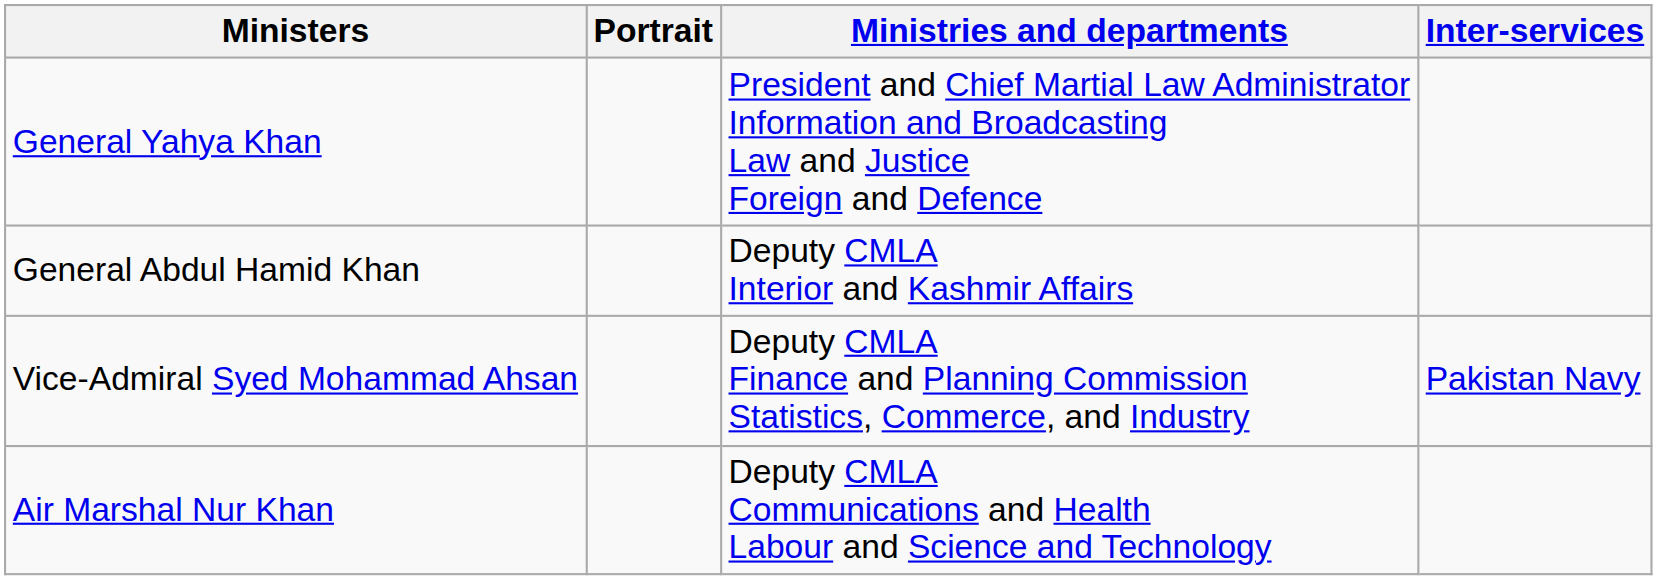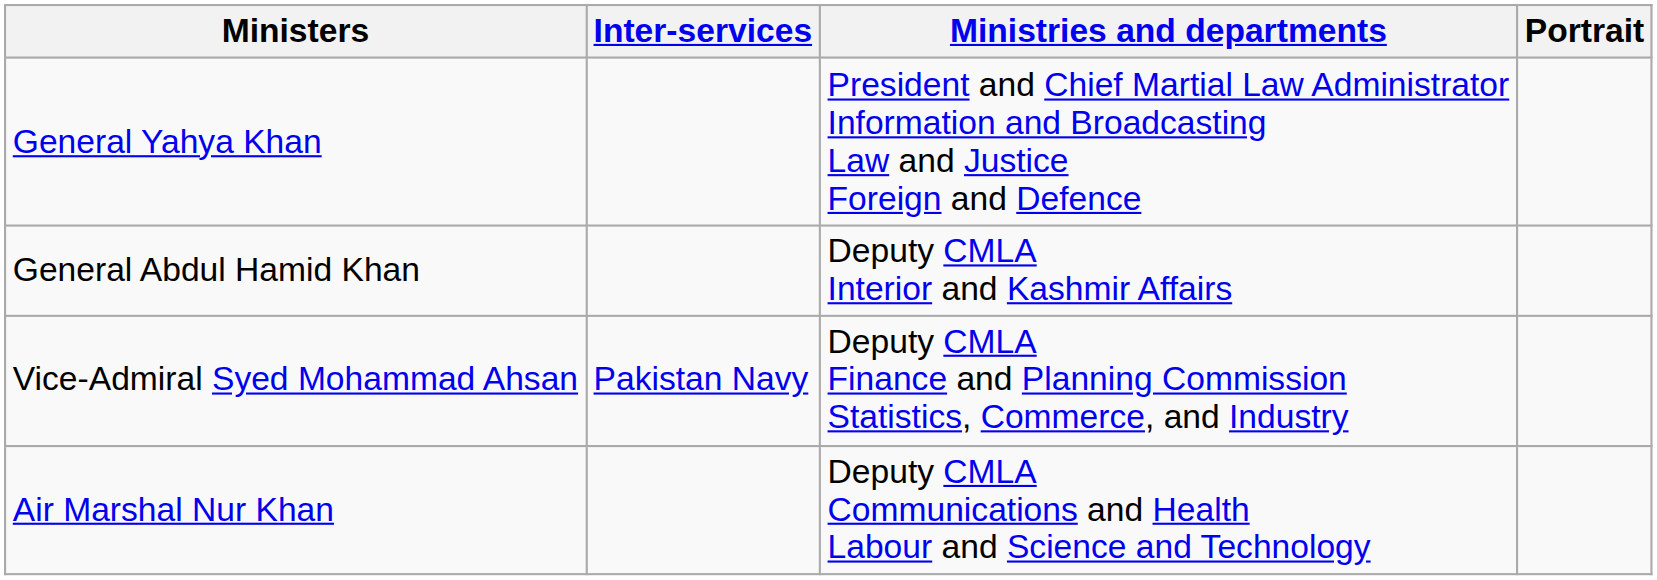columns swapped: (653, 31) <-> (1535, 31)
